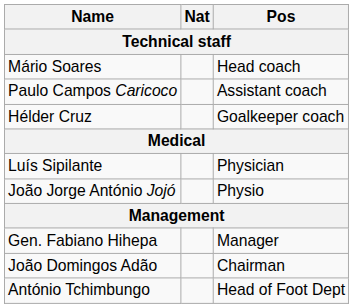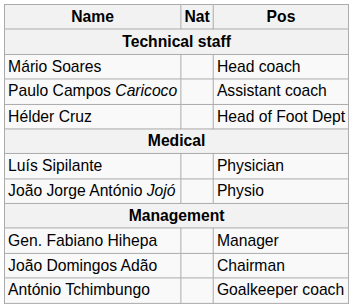(281, 116) Goalkeeper coach -> (281, 116) Head of Foot Dept
(281, 290) Head of Foot Dept -> (281, 290) Goalkeeper coach
